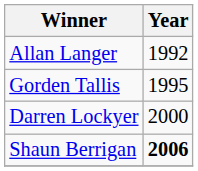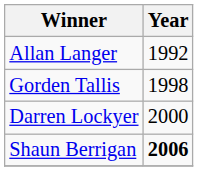(168, 85) 1995 -> (168, 85) 1998
